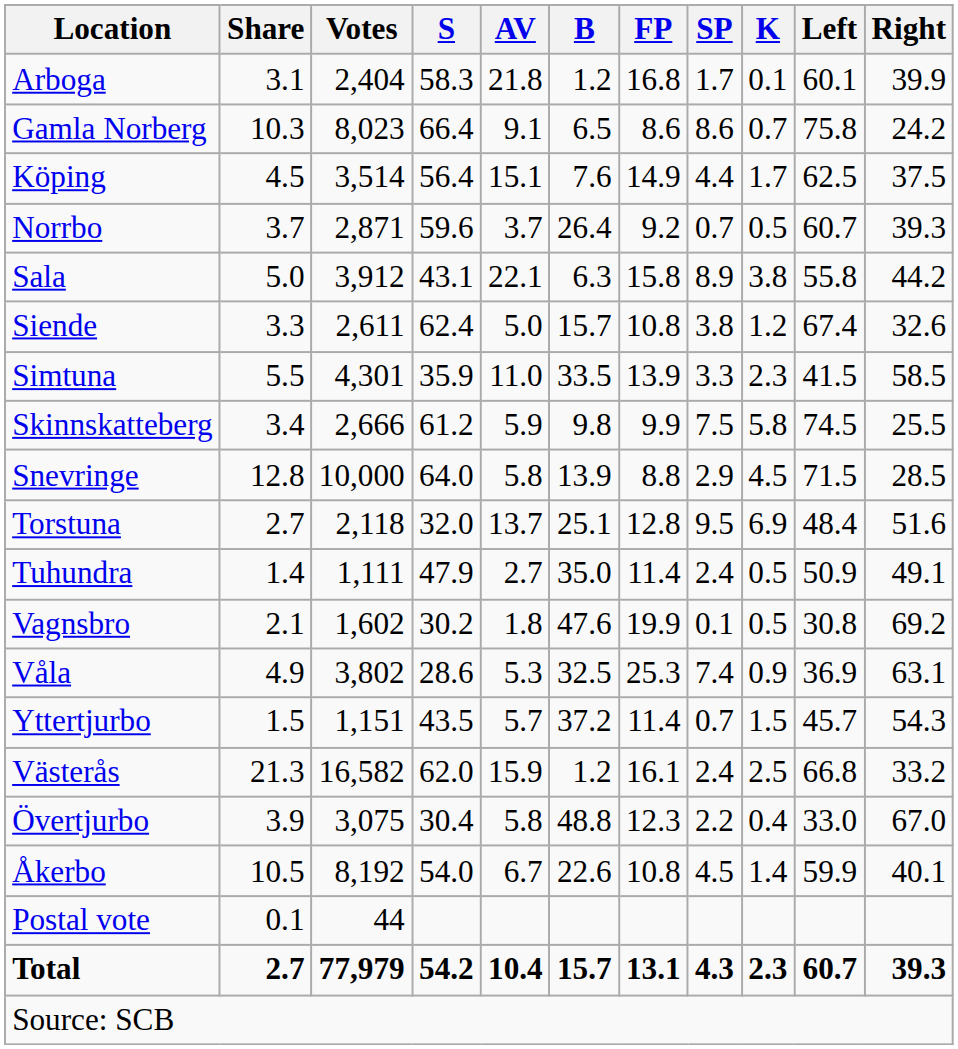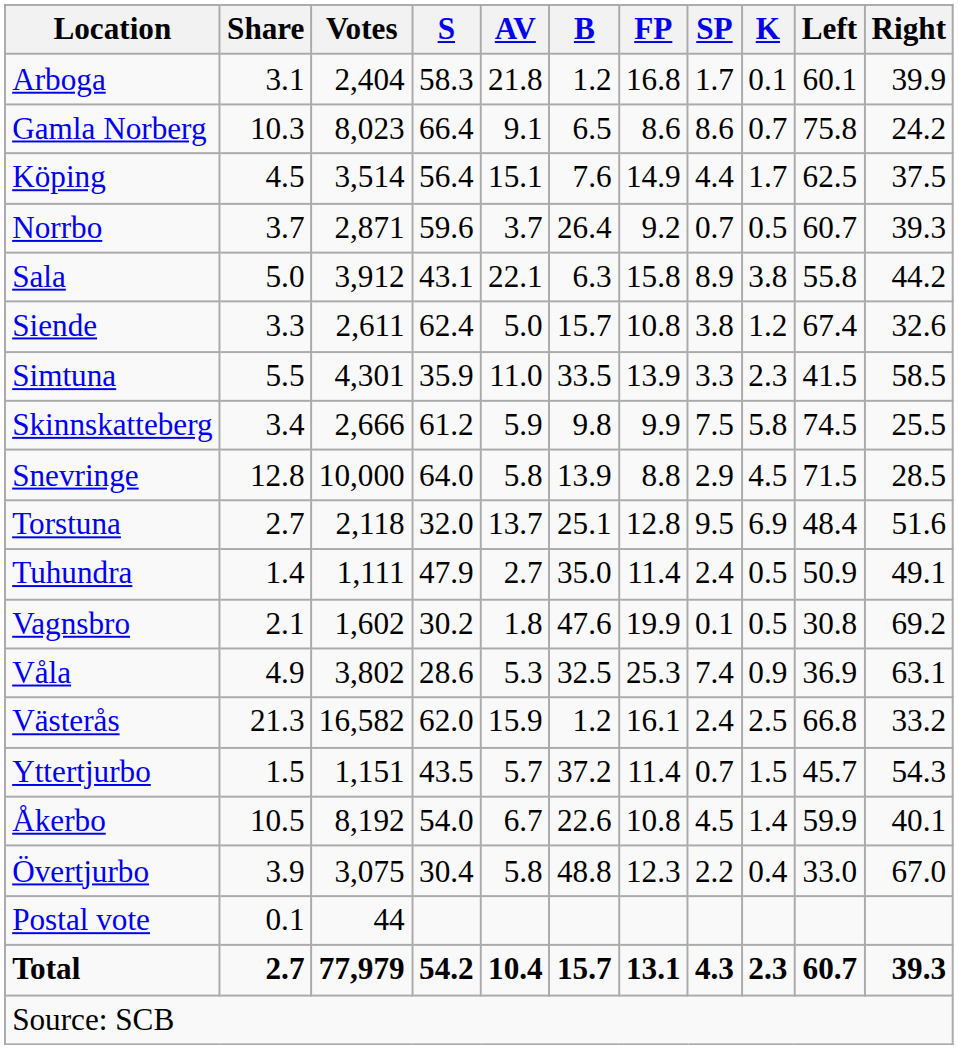rows swapped: (66, 771) <-> (81, 721)
rows swapped: (59, 870) <-> (81, 820)
